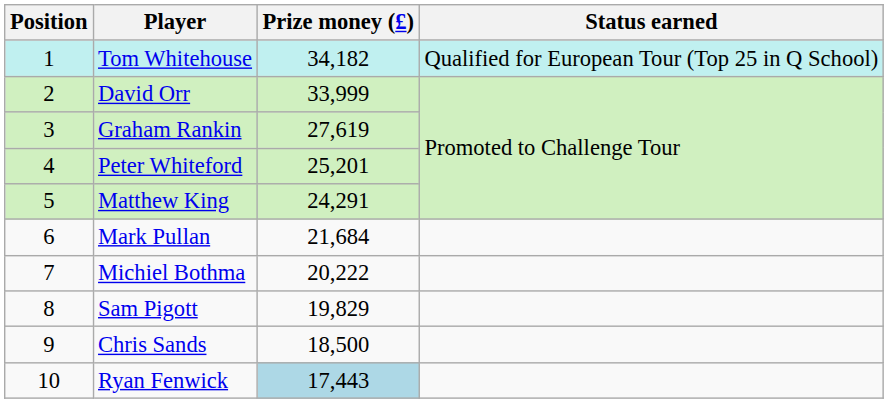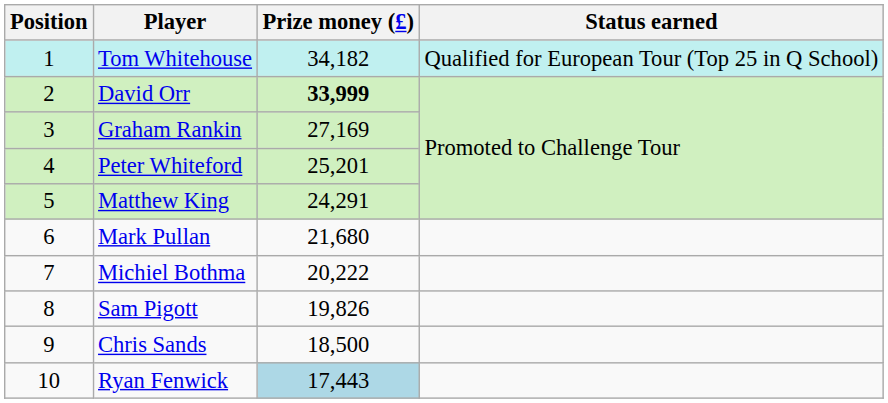(338, 93) normal -> (338, 93) bold
(338, 129) 27,619 -> (338, 129) 27,169
(338, 237) 21,684 -> (338, 237) 21,680
(338, 308) 19,829 -> (338, 308) 19,826
